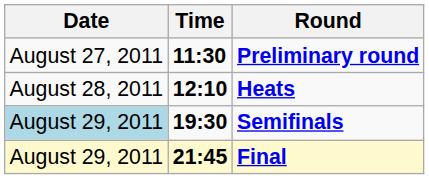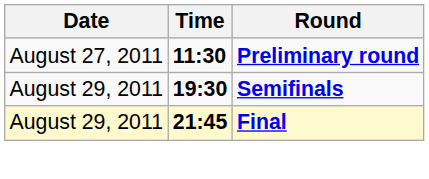- row: (266, 88)
(86, 122) lightblue background -> (86, 88) no background
